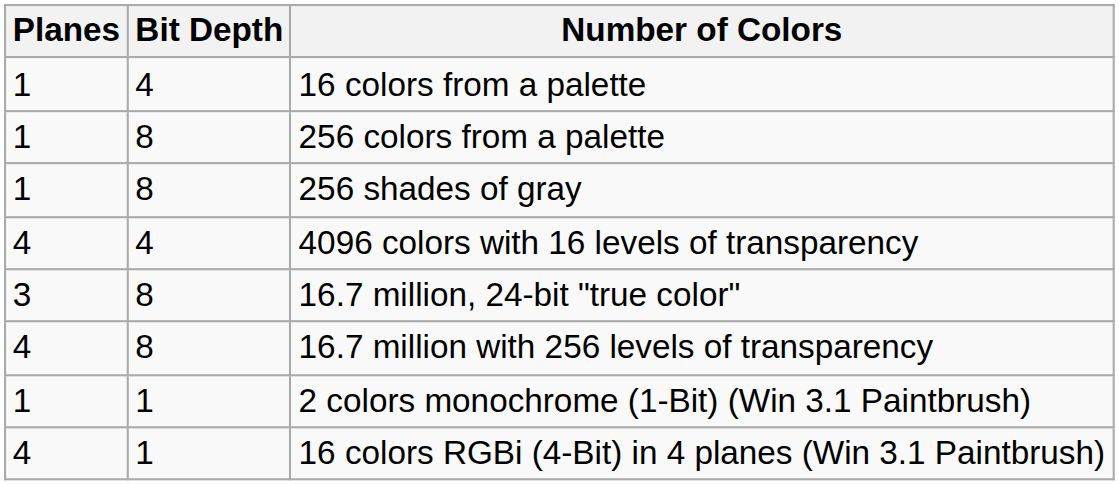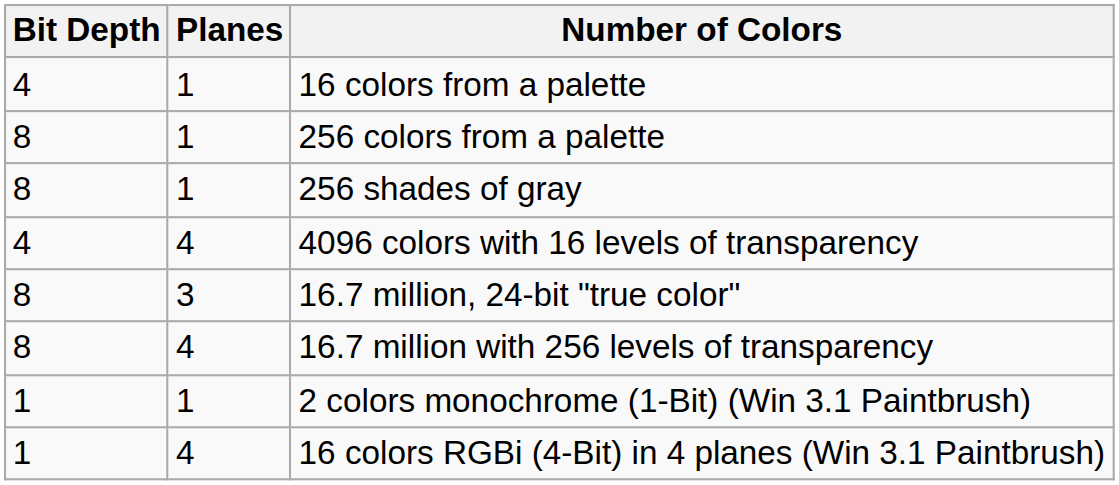columns swapped: (209, 30) <-> (66, 30)
